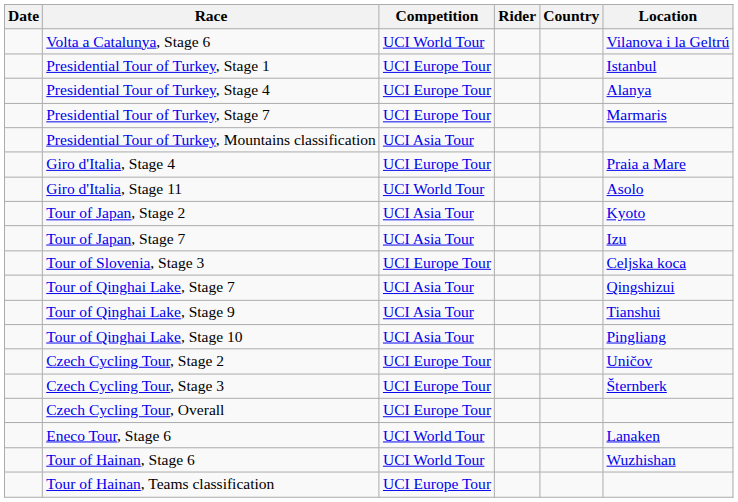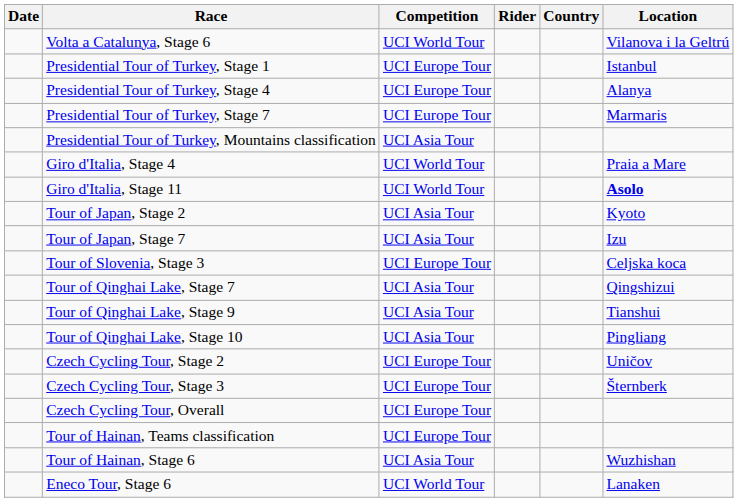(437, 164) UCI Europe Tour -> (434, 164) UCI World Tour
(625, 189) normal -> (625, 189) bold
rows swapped: (109, 435) <-> (160, 484)
(434, 459) UCI World Tour -> (428, 459) UCI Asia Tour
